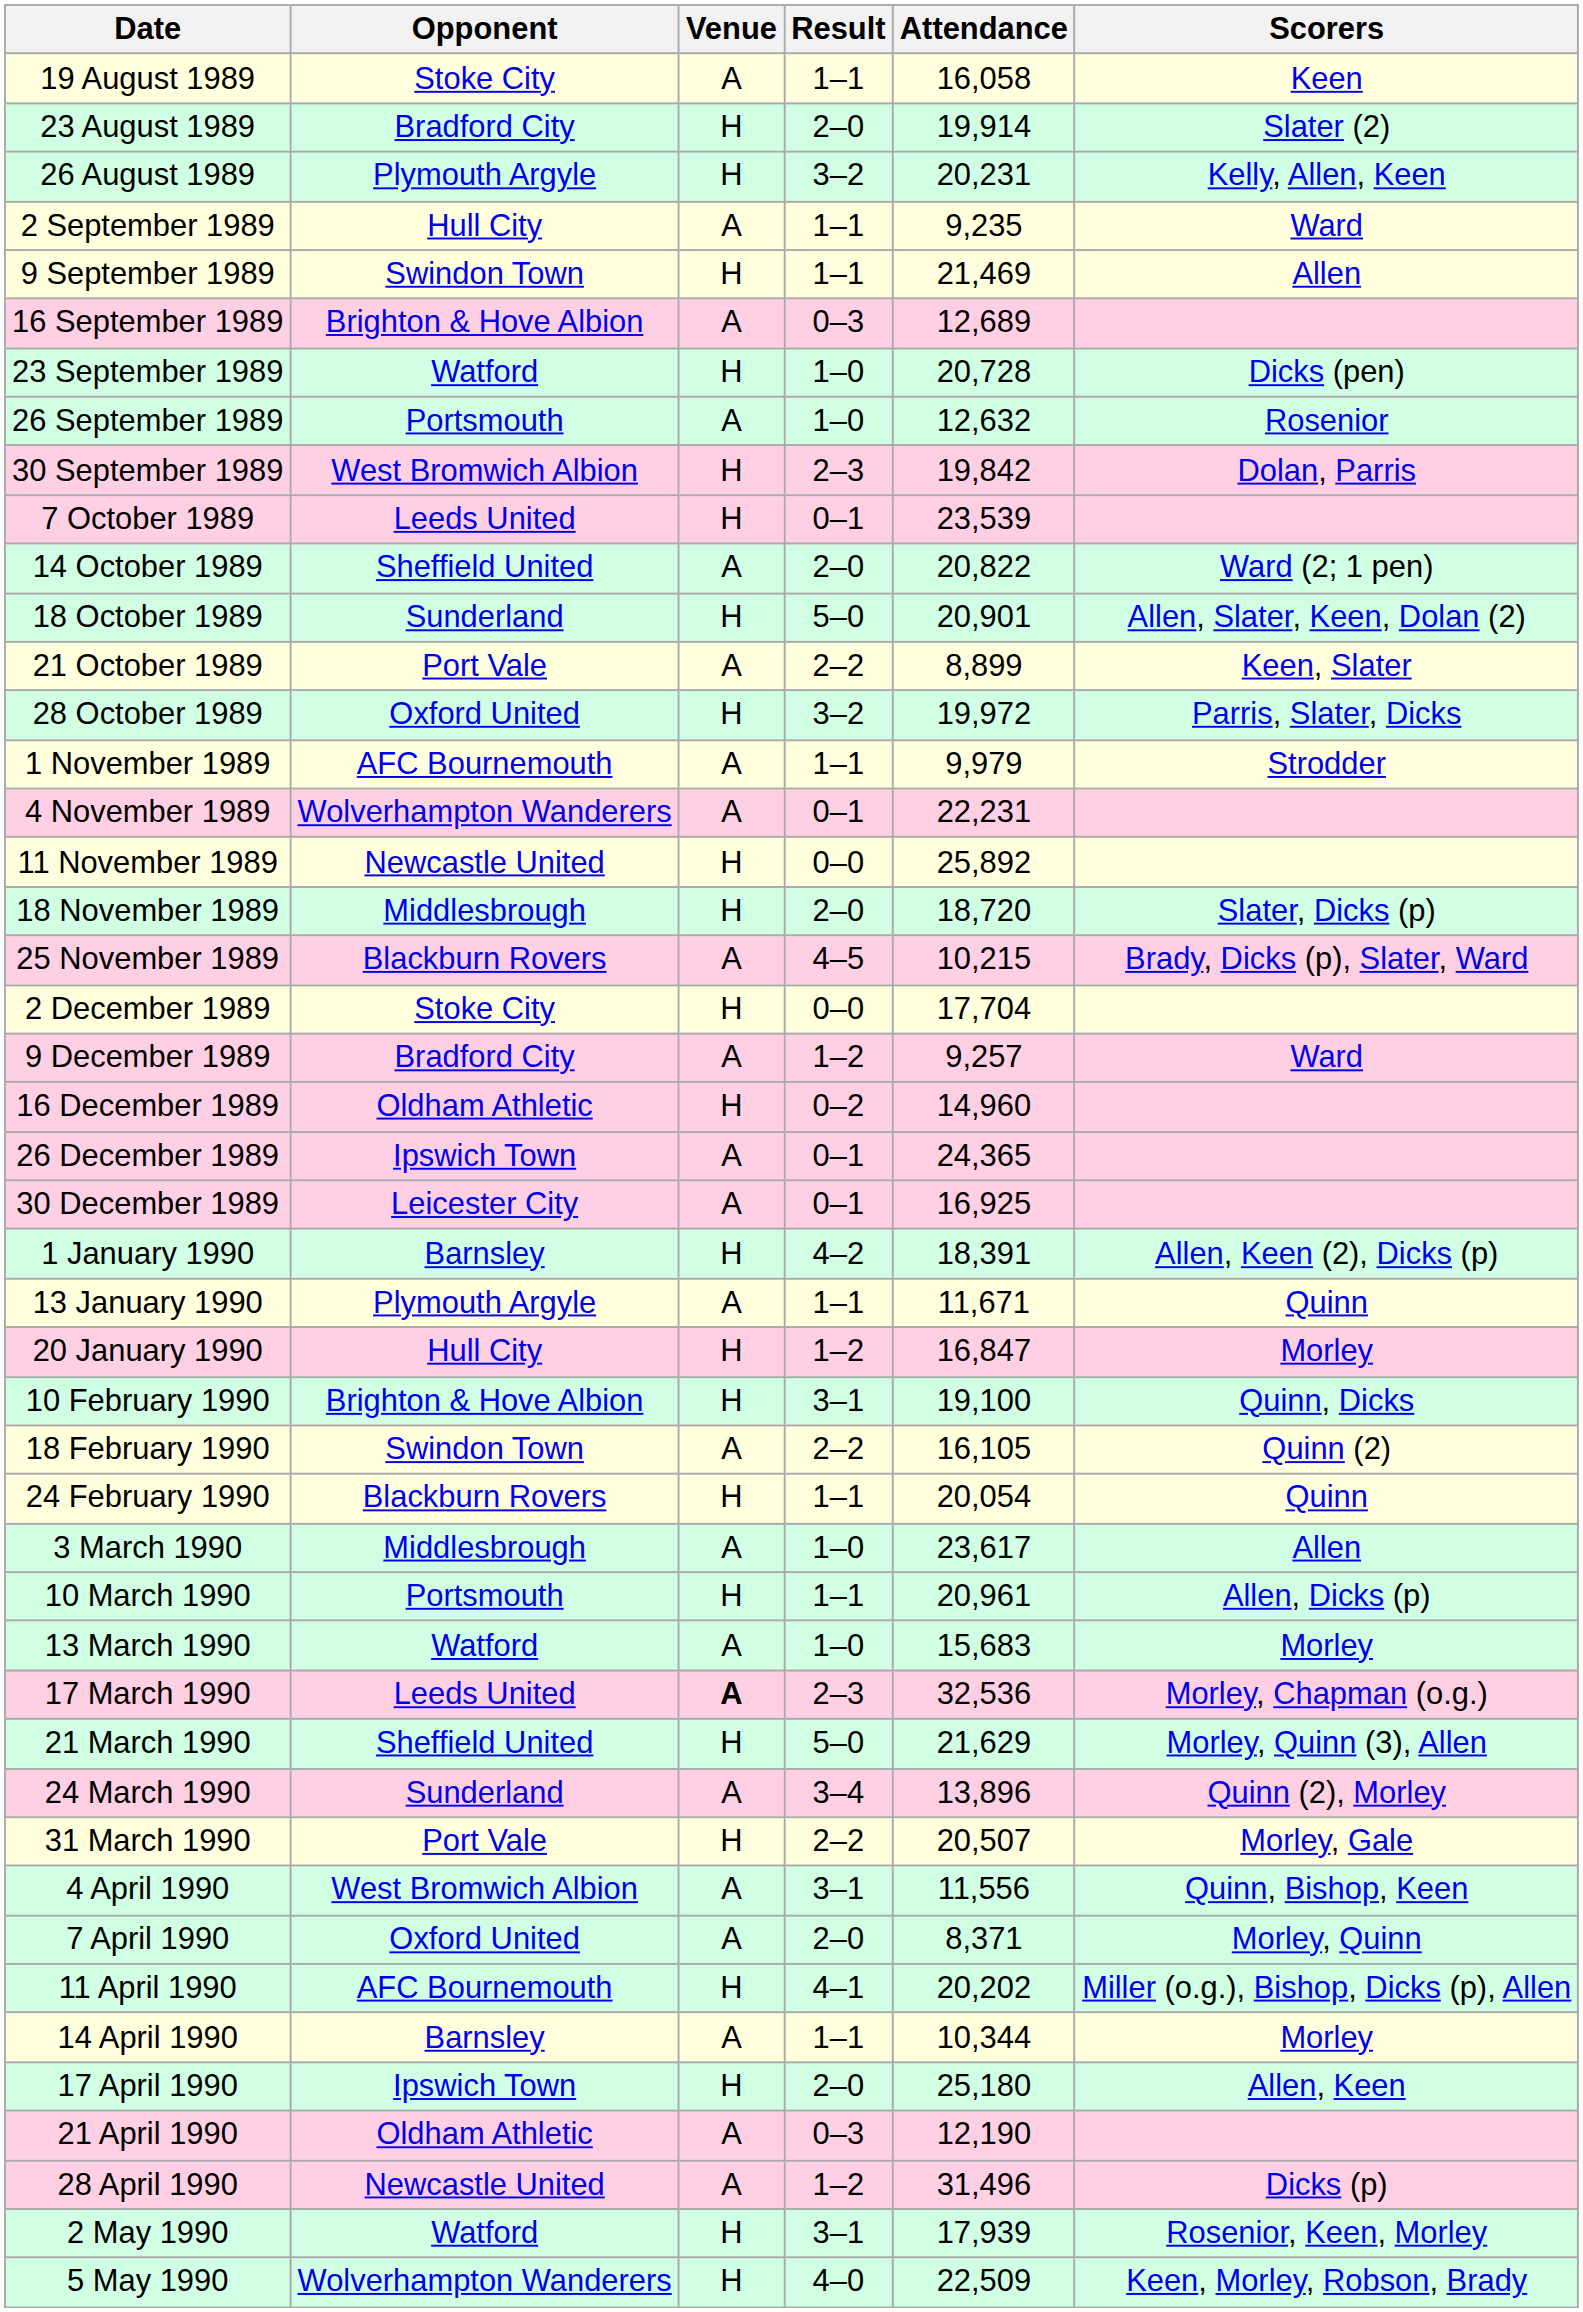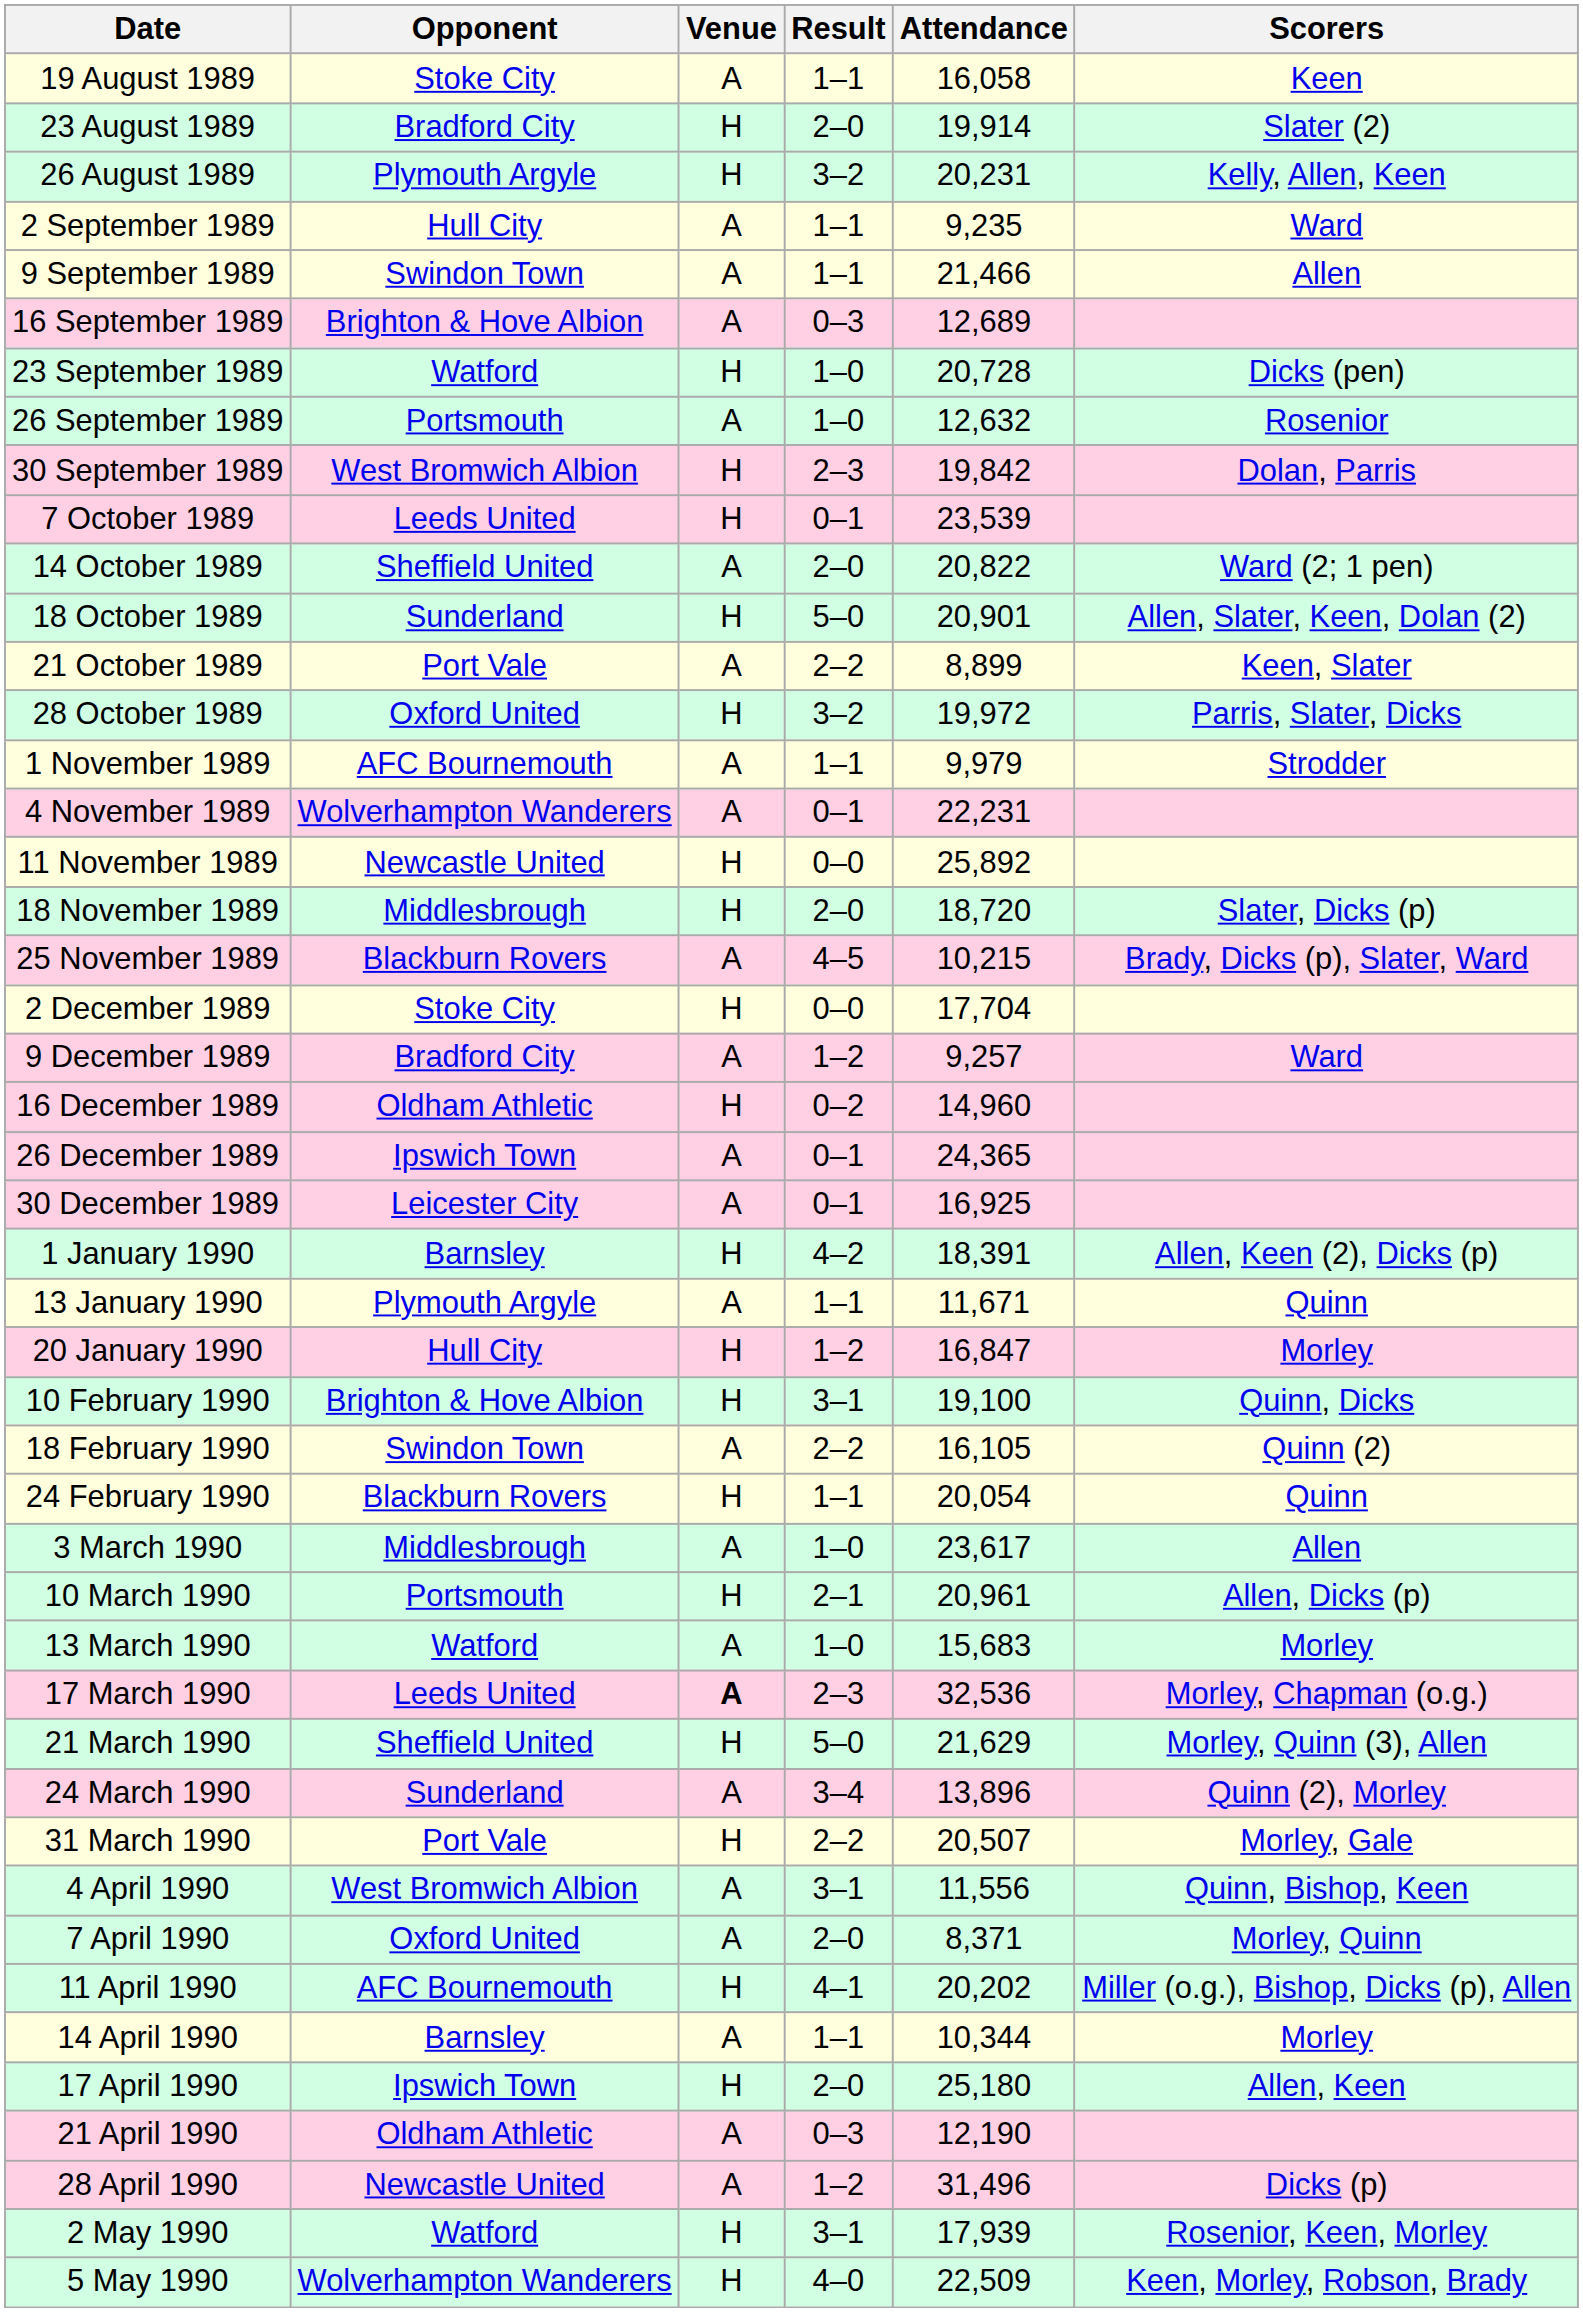(731, 273) H -> (731, 273) A
(984, 273) 21,469 -> (984, 273) 21,466
(838, 1596) 1–1 -> (838, 1596) 2–1
